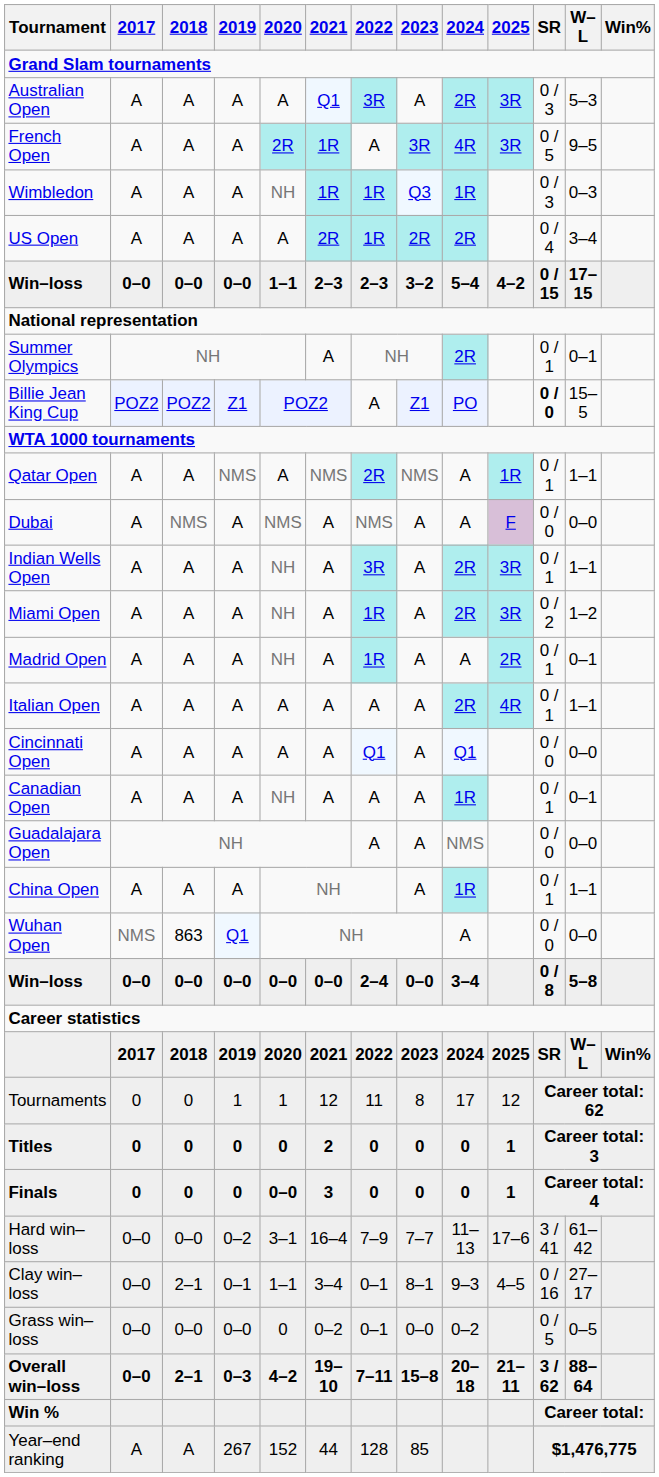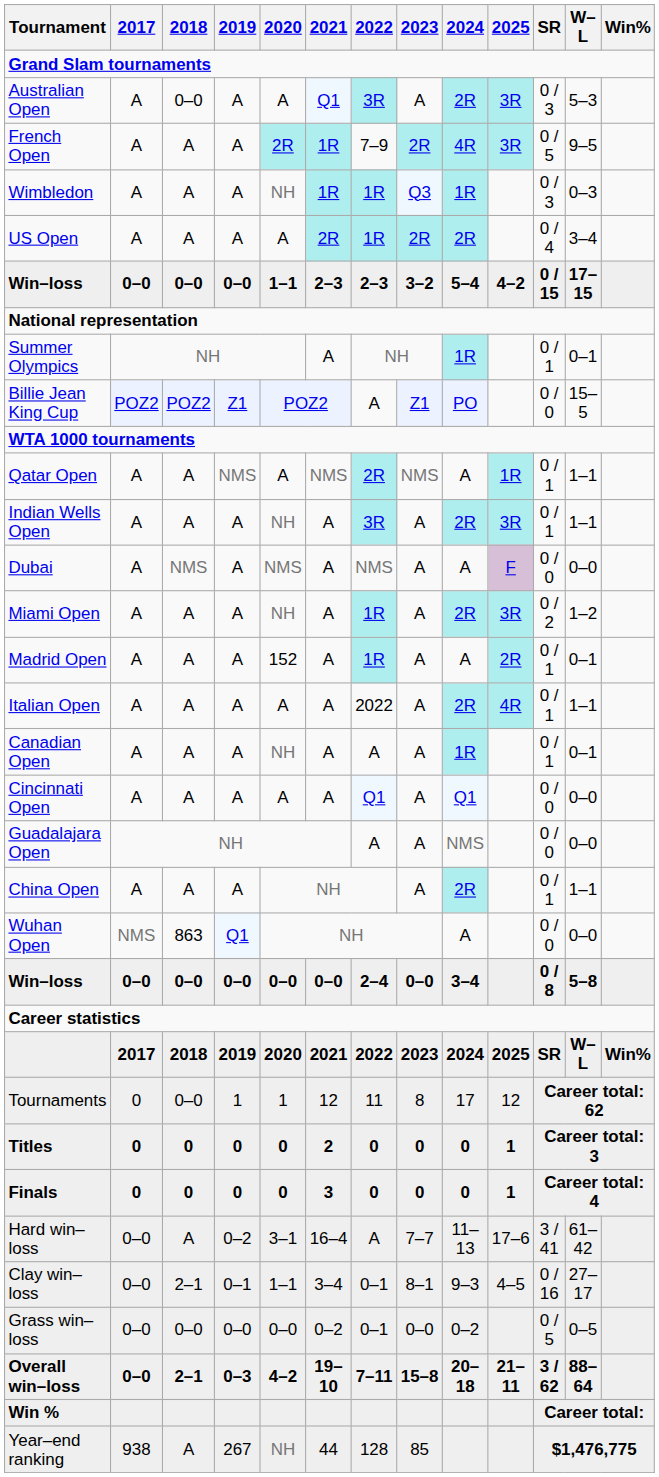(189, 100) A -> (189, 100) 0–0
(374, 146) A -> (374, 146) 7–9
(420, 146) 3R -> (420, 146) 2R
(465, 357) 2R -> (465, 357) 1R
(549, 403) bold -> (549, 403) normal
rows swapped: (31, 521) <-> (54, 567)
(283, 659) NH -> (283, 659) 152
(374, 705) A -> (374, 705) 2022
rows swapped: (45, 797) <-> (46, 751)
(465, 889) 1R -> (465, 889) 2R
(189, 1100) 0 -> (189, 1100) 0–0
(283, 1192) 0–0 -> (283, 1192) 0
(189, 1238) 0–0 -> (189, 1238) A
(374, 1238) 7–9 -> (374, 1238) A
(283, 1330) 0 -> (283, 1330) 0–0
(136, 1449) A -> (136, 1449) 938
(283, 1449) 152 -> (283, 1449) NH
